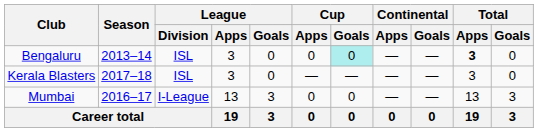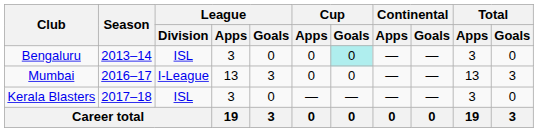(472, 55) bold -> (472, 55) normal
rows swapped: (51, 96) <-> (51, 76)
